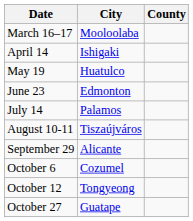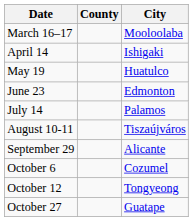columns swapped: (111, 14) <-> (167, 14)
